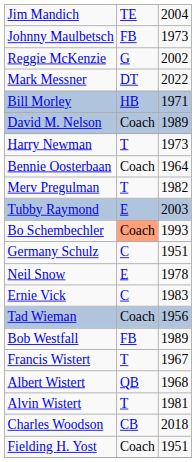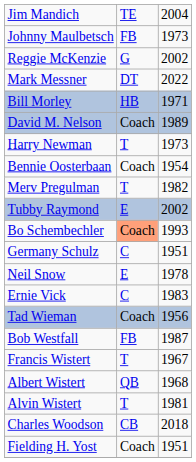(175, 166) 1964 -> (175, 166) 1954
(175, 209) 2003 -> (175, 209) 2002
(175, 338) 1989 -> (175, 338) 1987
